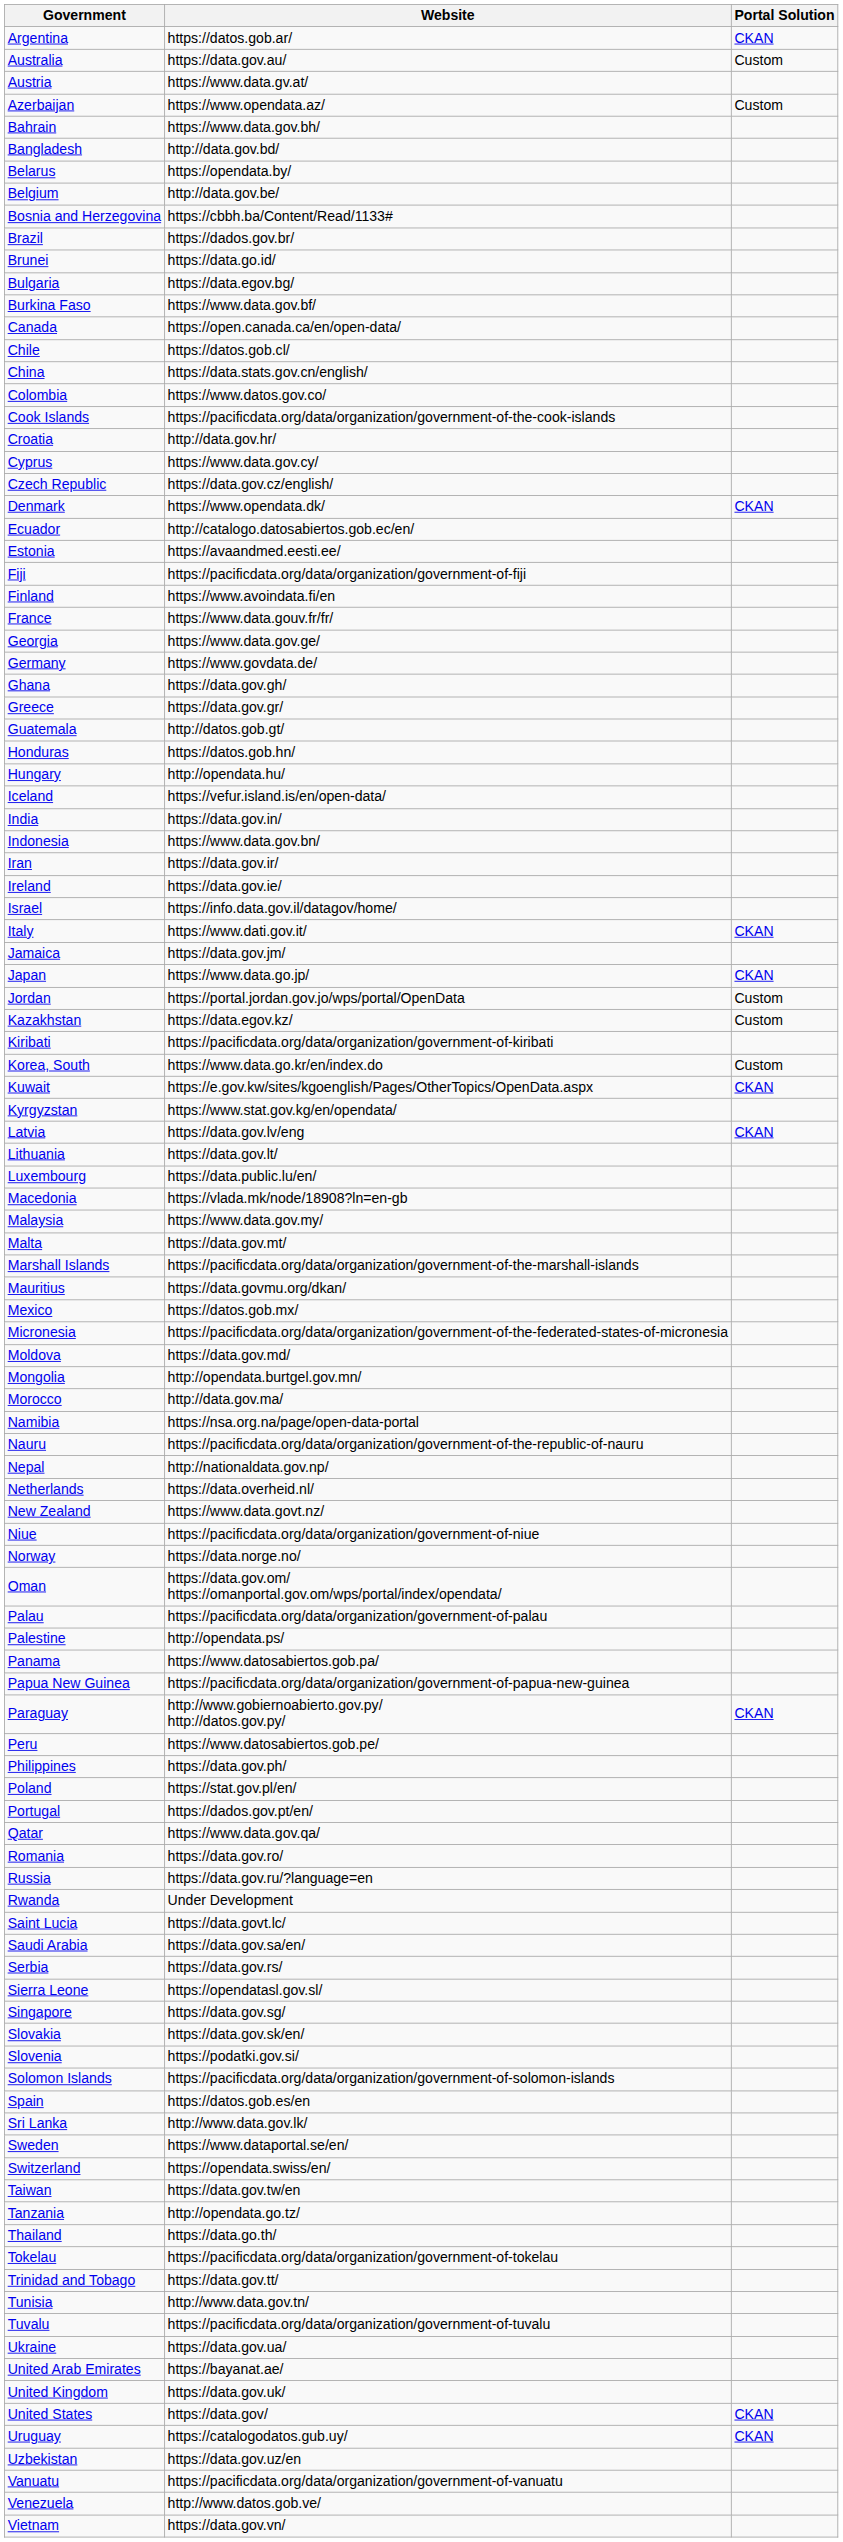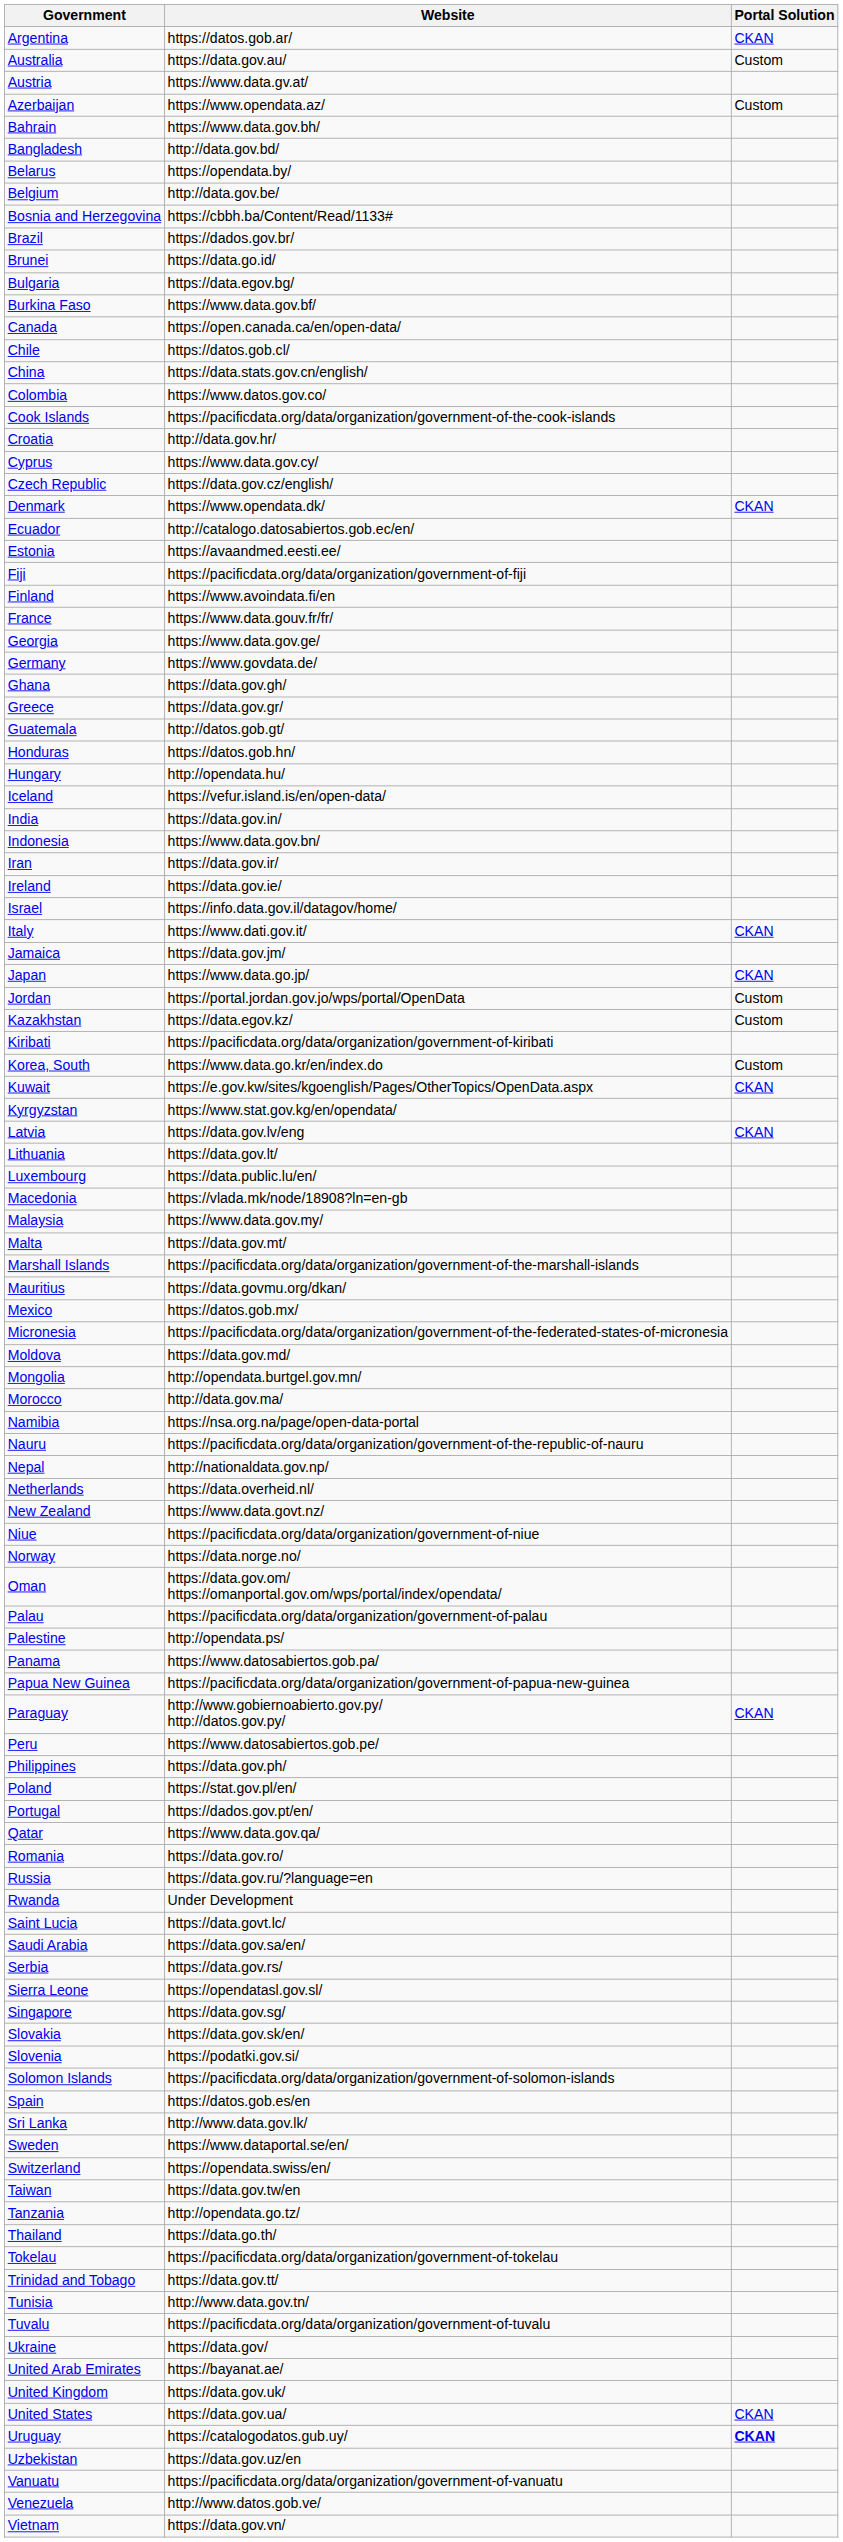(227, 2347) https://data.gov.ua/ -> (218, 2347) https://data.gov/
(218, 2414) https://data.gov/ -> (227, 2414) https://data.gov.ua/
(754, 2436) normal -> (755, 2436) bold
